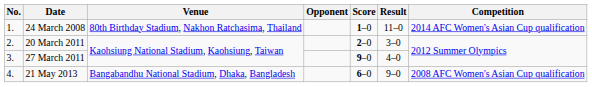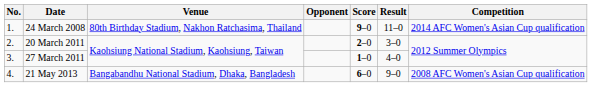(364, 27) 1–0 -> (364, 27) 9–0
(364, 58) 9–0 -> (364, 58) 1–0
